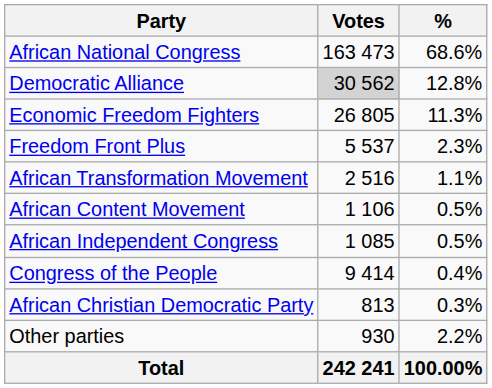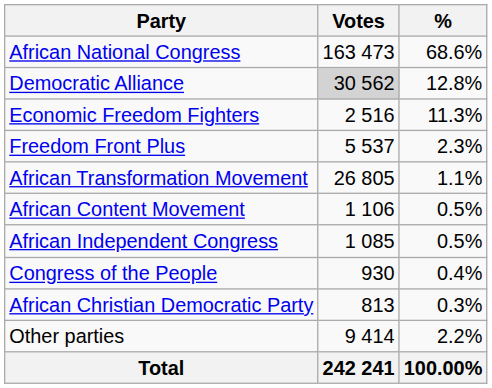(364, 115) 26 805 -> (370, 115) 2 516
(370, 178) 2 516 -> (364, 178) 26 805
(370, 273) 9 414 -> (378, 273) 930
(378, 336) 930 -> (370, 336) 9 414
